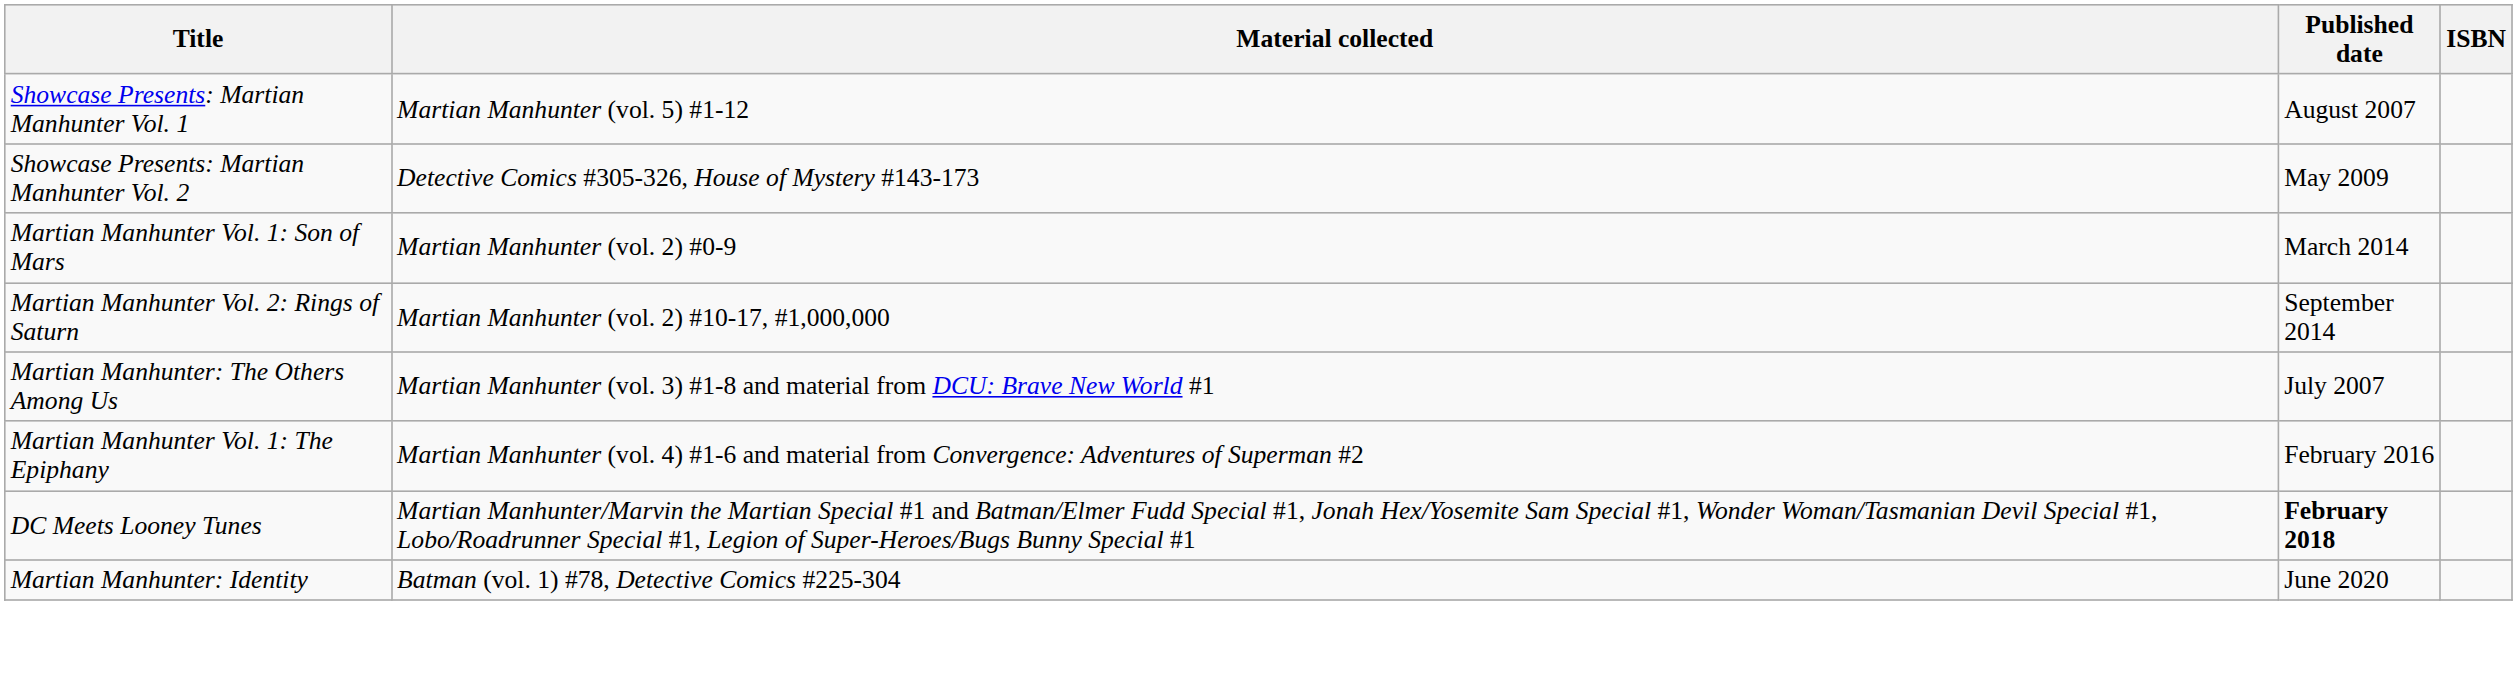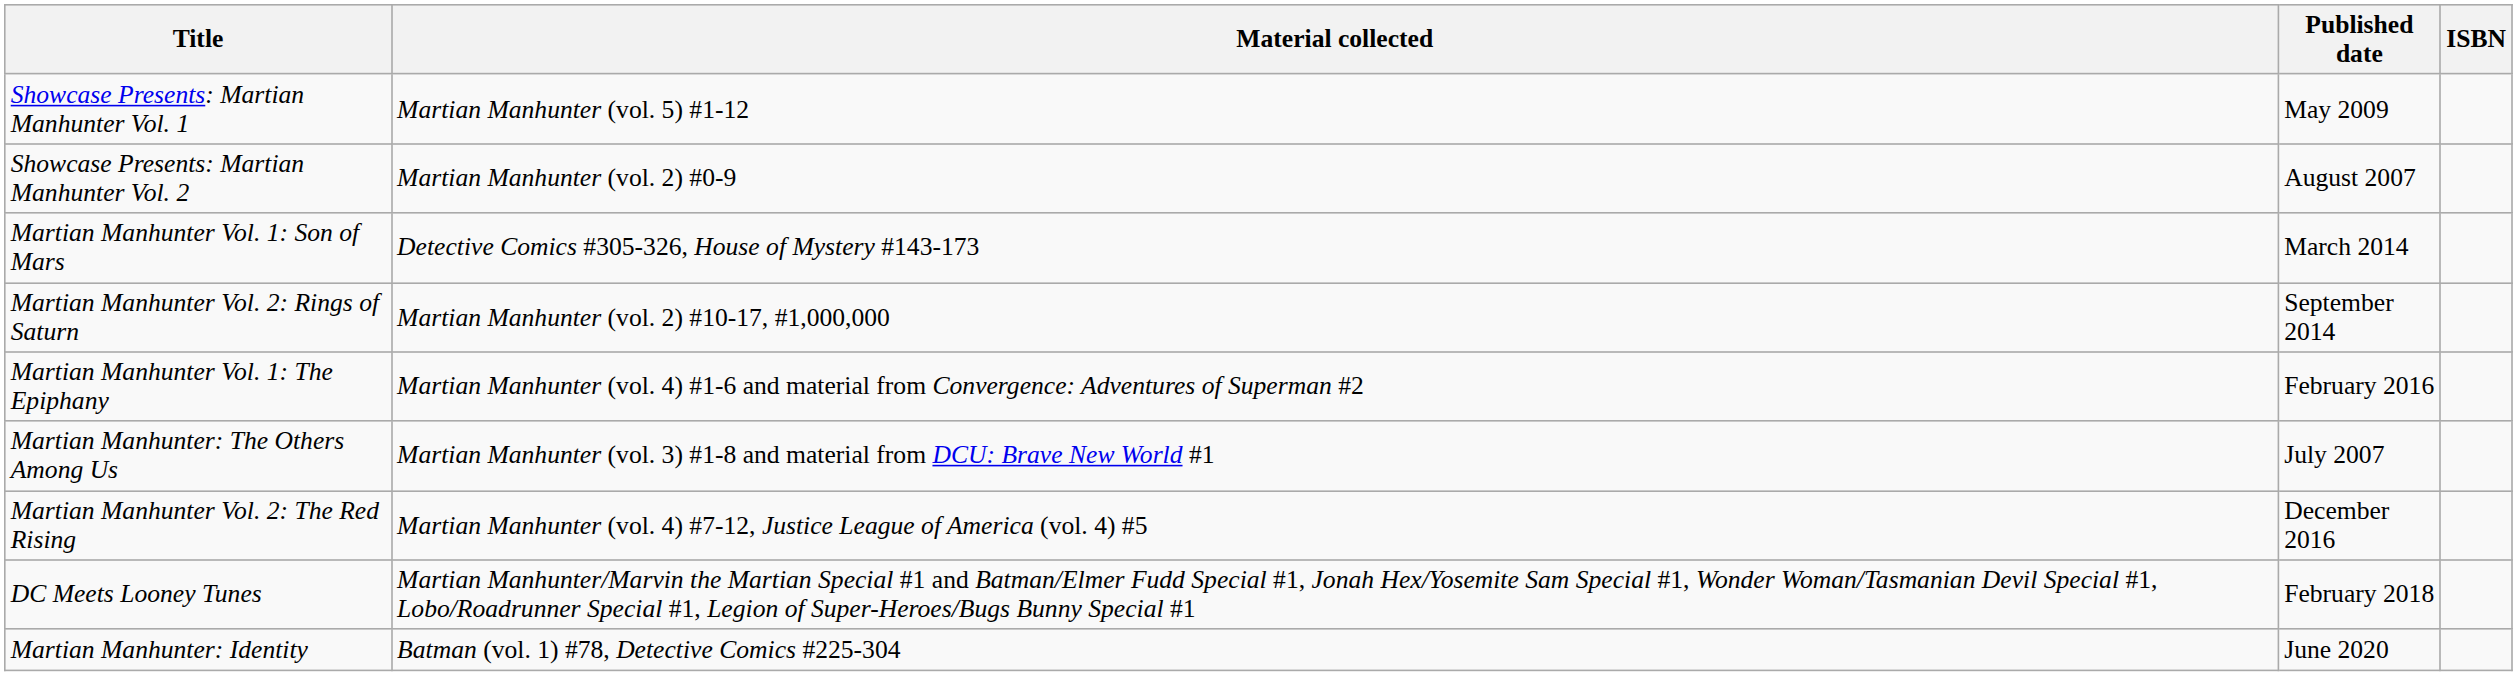(2350, 108) August 2007 -> (2336, 108) May 2009
(688, 178) Detective Comics #305-326, House of Mystery #143-173 -> (567, 178) Martian Manhunter (vol. 2) #0-9
(2336, 178) May 2009 -> (2350, 178) August 2007
(567, 247) Martian Manhunter (vol. 2) #0-9 -> (688, 247) Detective Comics #305-326, House of Mystery #143-173
rows swapped: (177, 386) <-> (172, 455)
+ row: (195, 524)
(2336, 524) bold -> (2359, 594) normal
